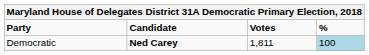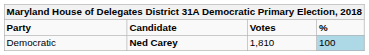(262, 43) 1,811 -> (262, 43) 1,810
